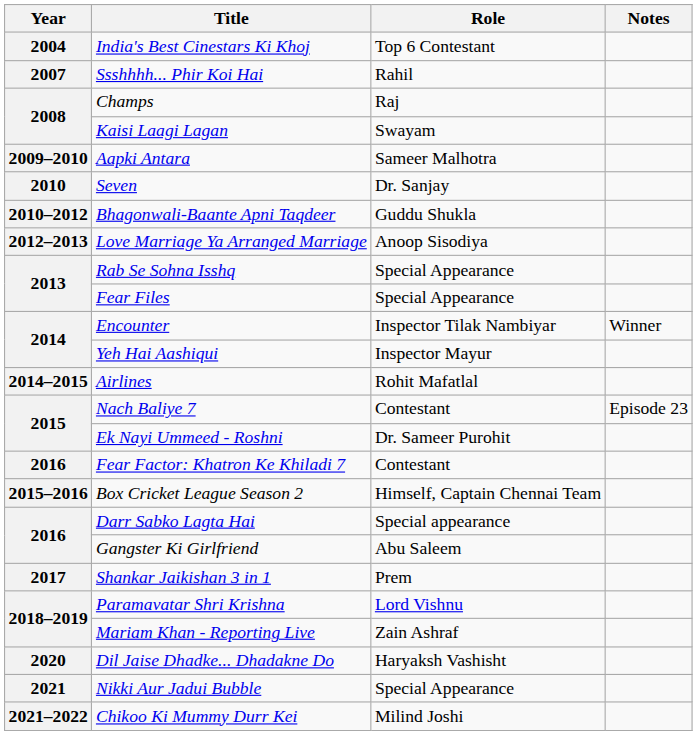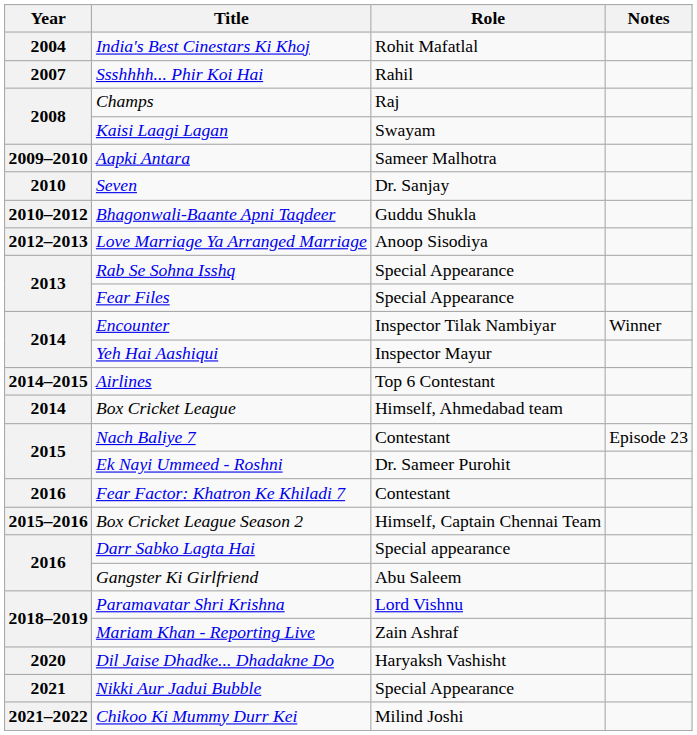(435, 46) Top 6 Contestant -> (426, 46) Rohit Mafatlal
(426, 381) Rohit Mafatlal -> (435, 381) Top 6 Contestant
+ row: (166, 409)
- row: (183, 576)
